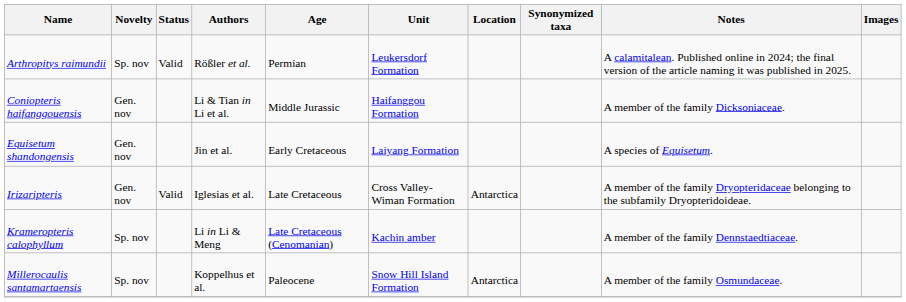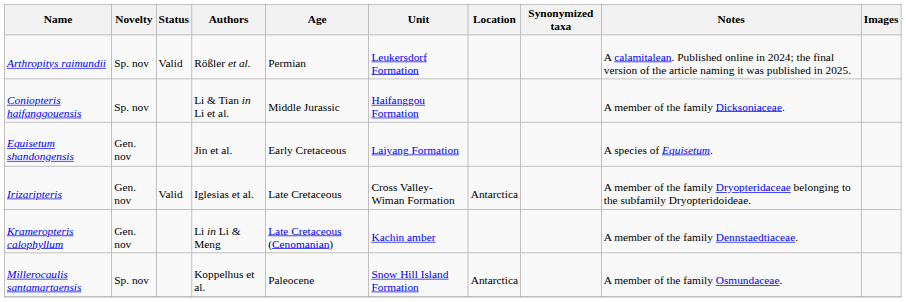(125, 107) Gen. nov -> (132, 107) Sp. nov
(132, 237) Sp. nov -> (125, 237) Gen. nov
